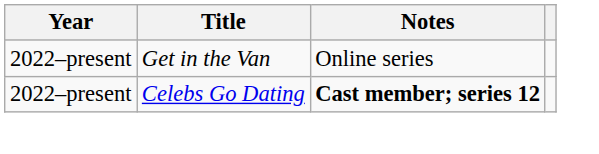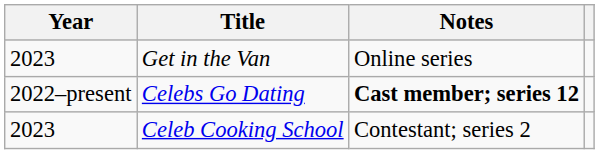(71, 58) 2022–present -> (32, 58) 2023
+ row: (243, 129)
